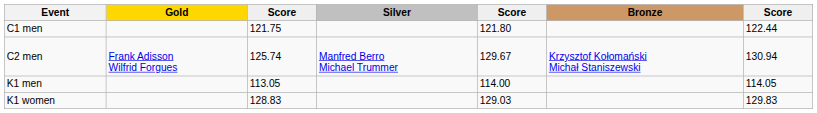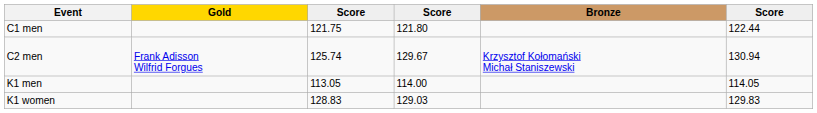- column: (397, 12)
